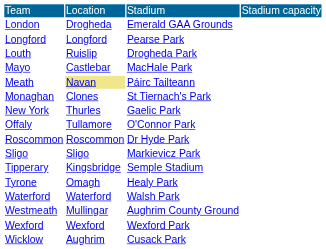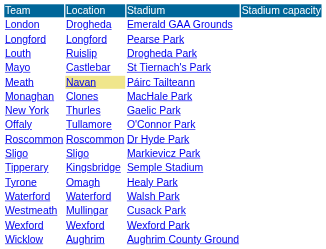(160, 68) MacHale Park -> (169, 68) St Tiernach's Park
(169, 96) St Tiernach's Park -> (160, 96) MacHale Park
(183, 211) Aughrim County Ground -> (156, 211) Cusack Park
(156, 239) Cusack Park -> (183, 239) Aughrim County Ground
